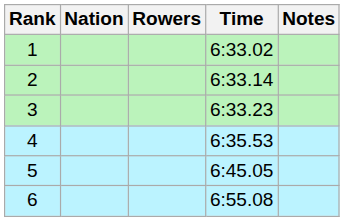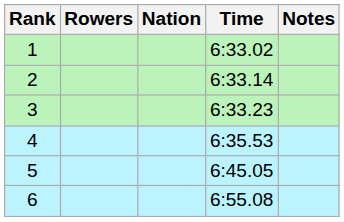columns swapped: (167, 19) <-> (94, 19)
